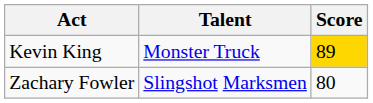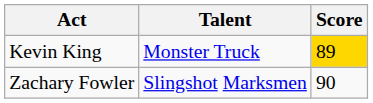(326, 82) 80 -> (326, 82) 90
